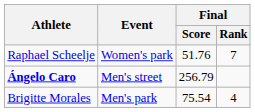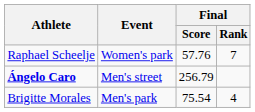(196, 56) 51.76 -> (196, 56) 57.76
